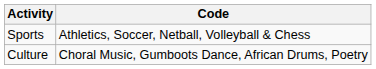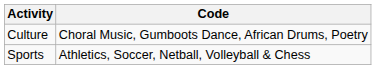rows swapped: (26, 34) <-> (28, 54)
